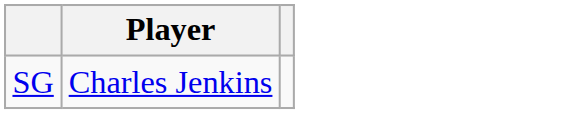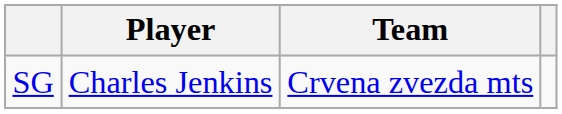+ column: (410, 30)
